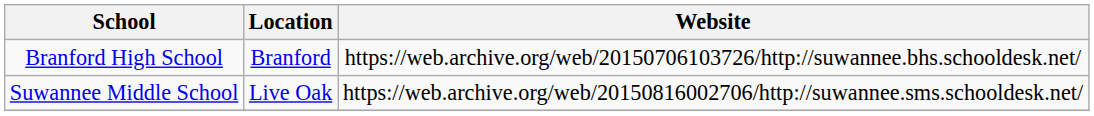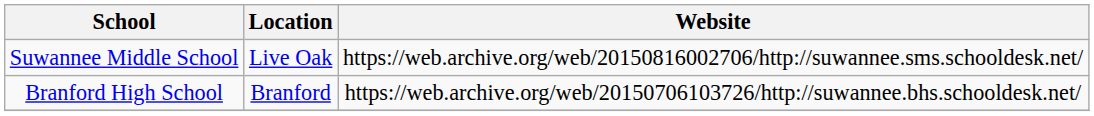rows swapped: (124, 57) <-> (124, 92)
